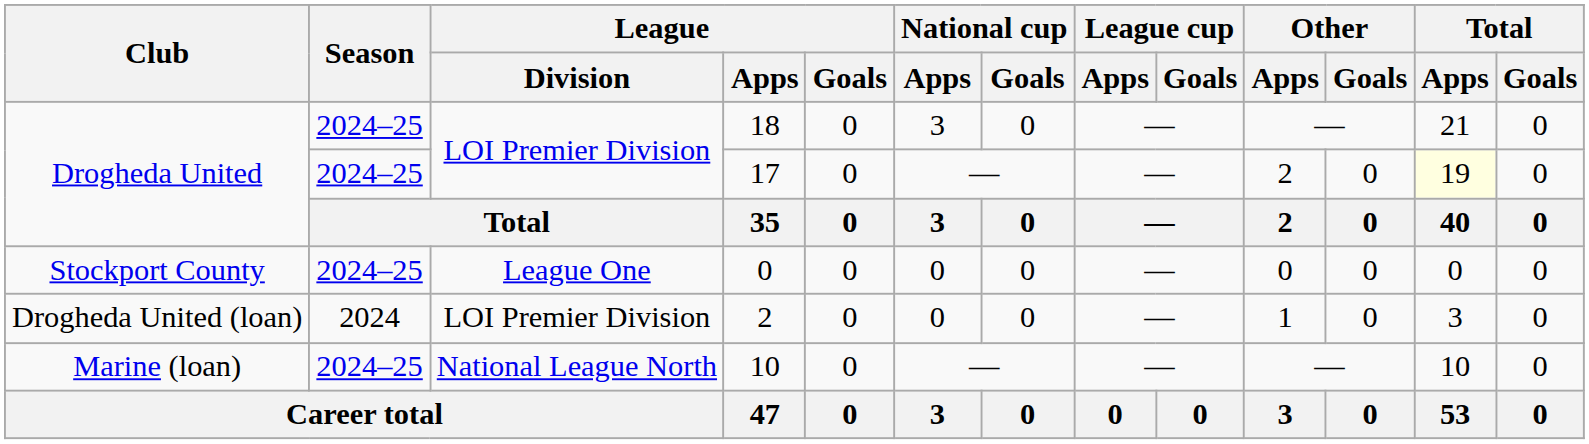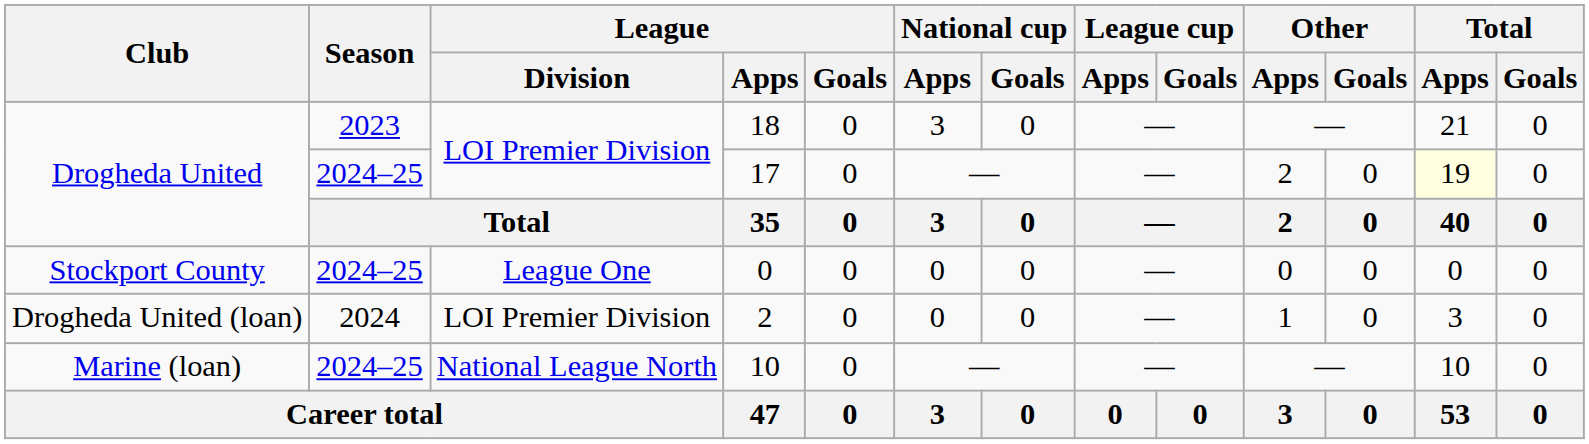(370, 125) 2024–25 -> (370, 125) 2023
